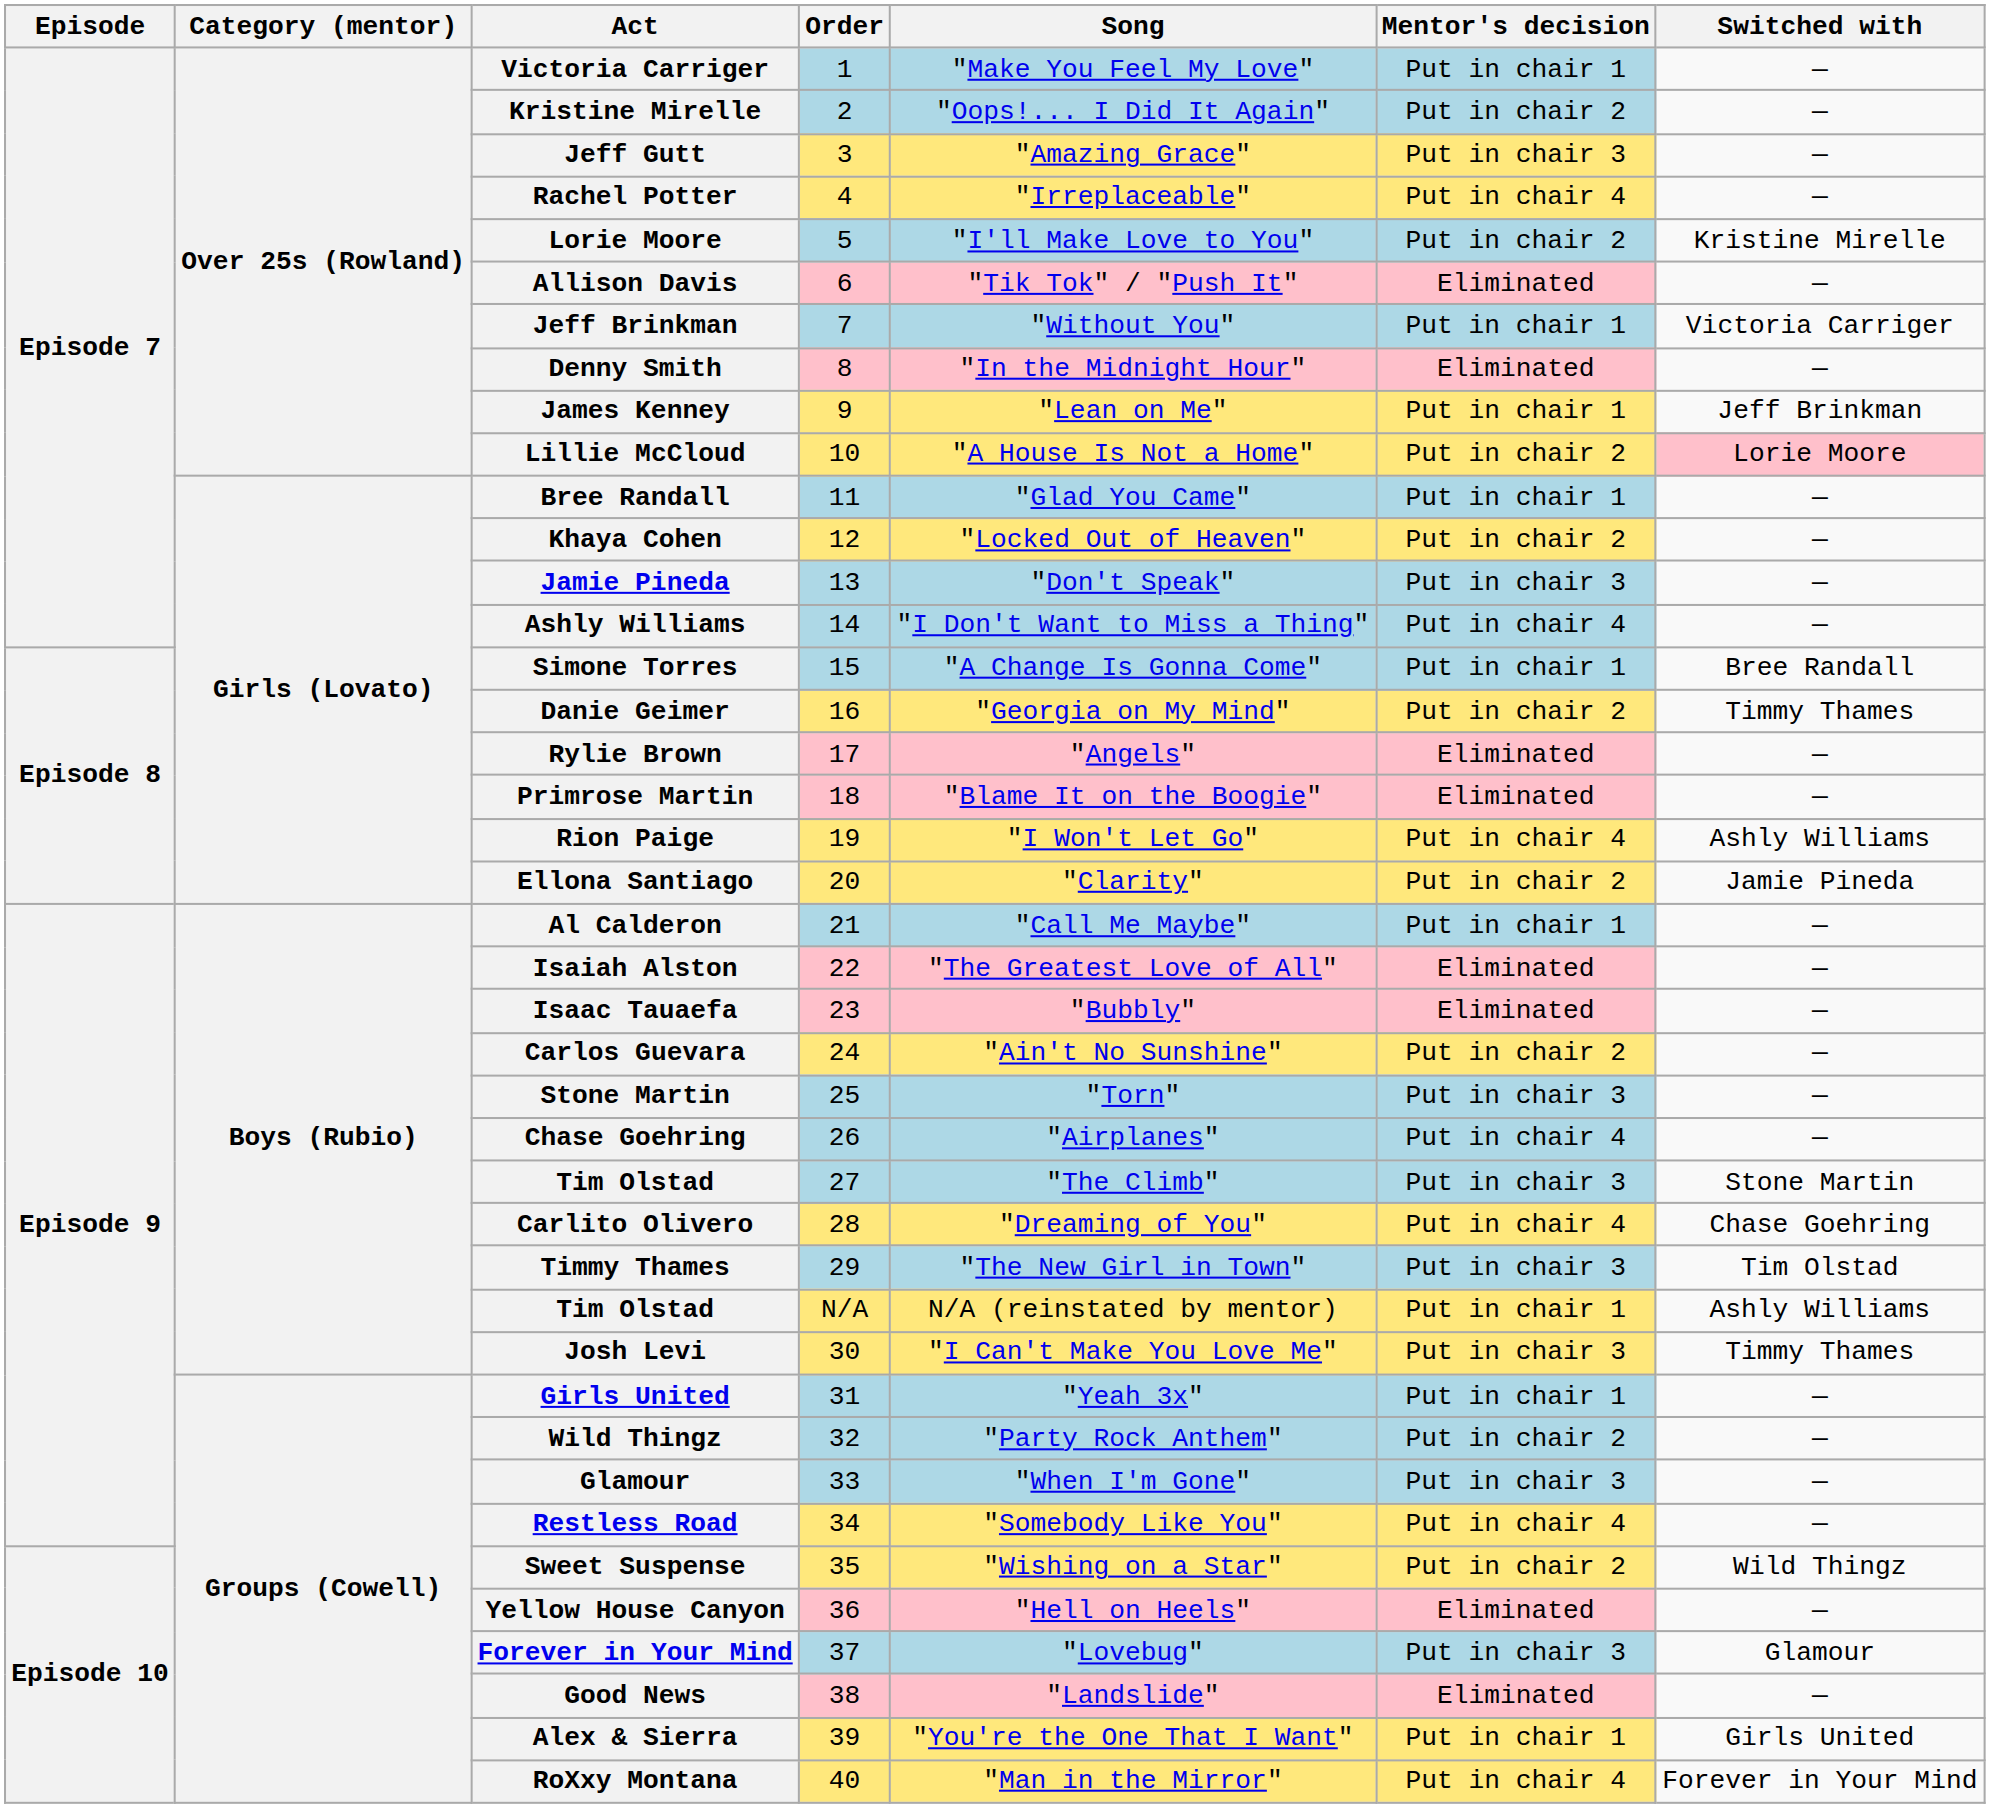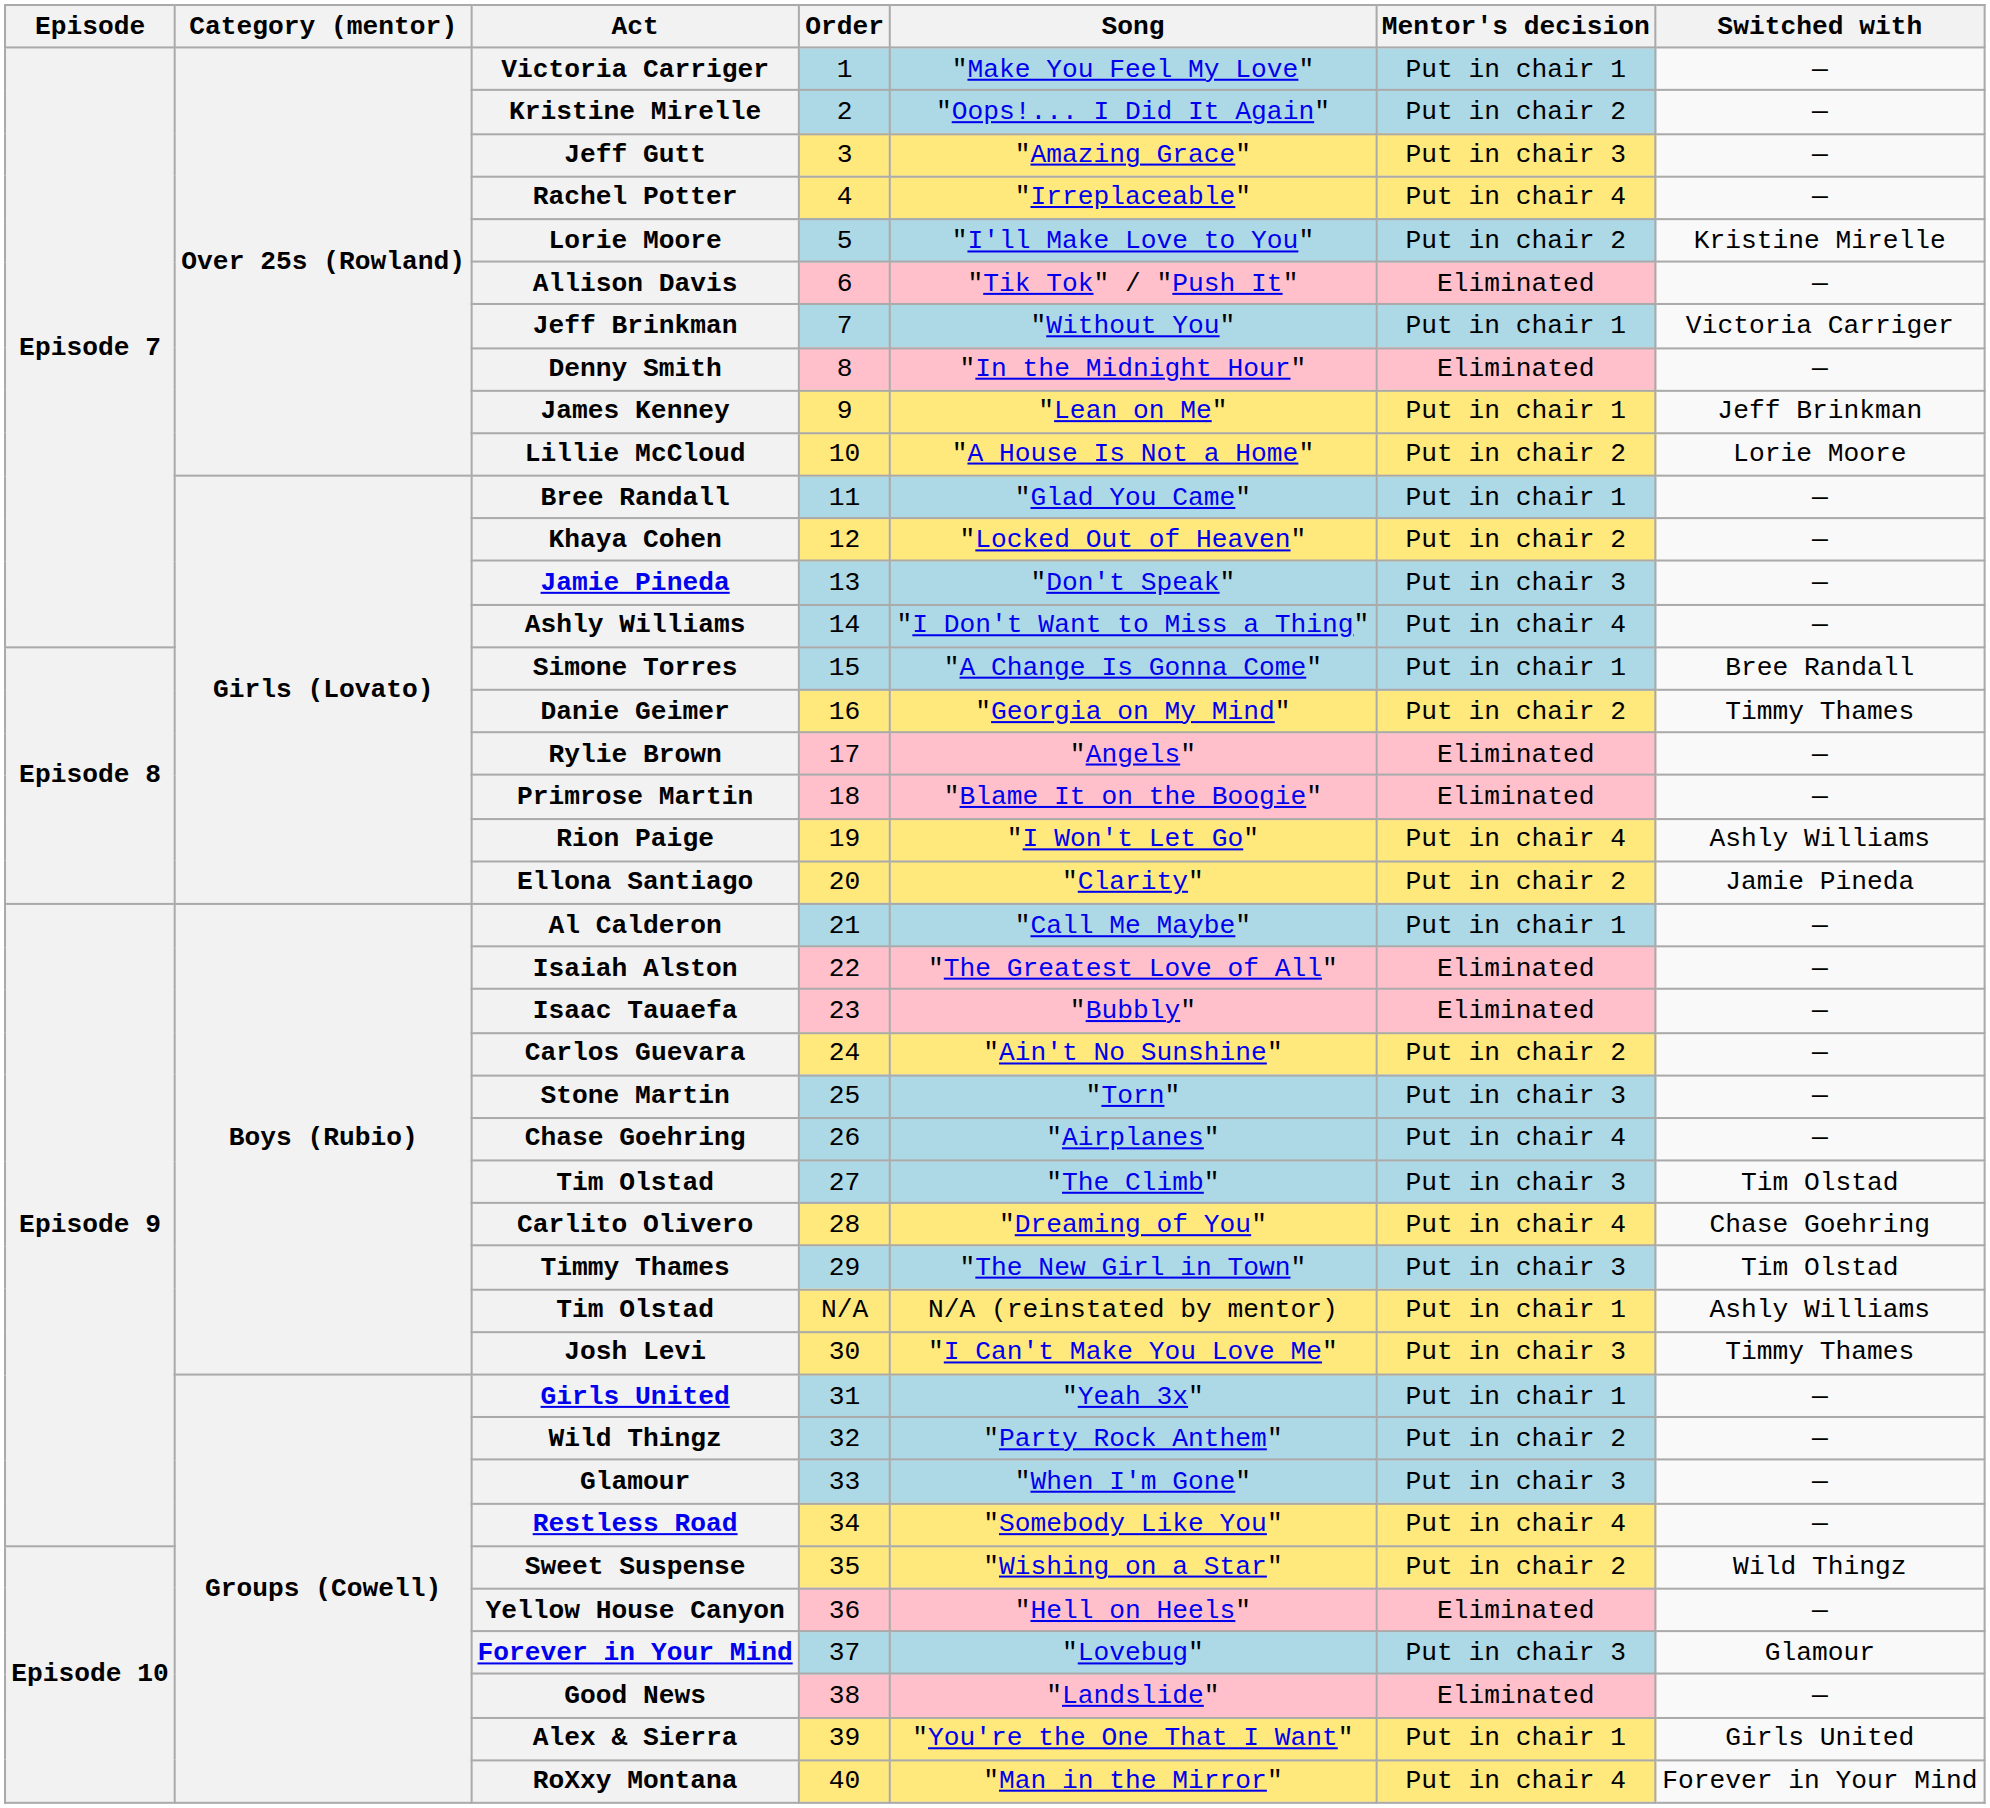(1820, 454) pink background -> (1820, 454) no background
(1820, 1182) Stone Martin -> (1820, 1182) Tim Olstad
